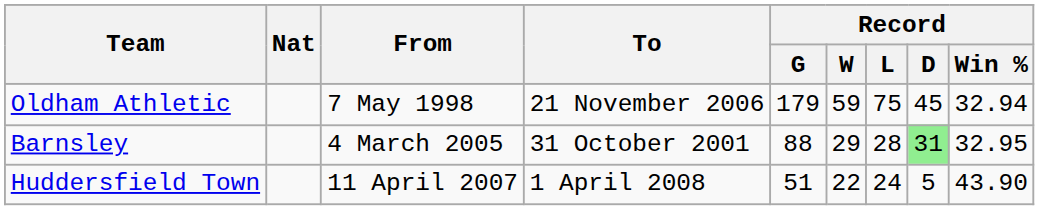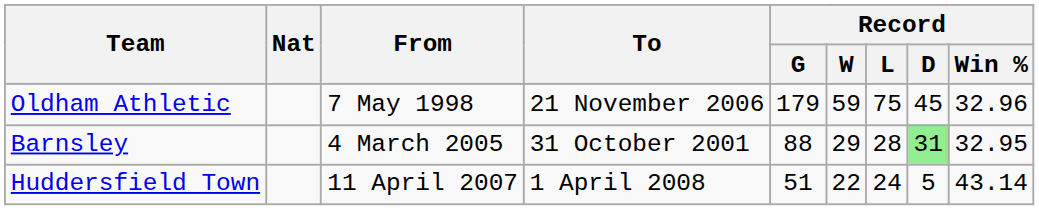(991, 105) 32.94 -> (991, 105) 32.96
(991, 184) 43.90 -> (991, 184) 43.14
